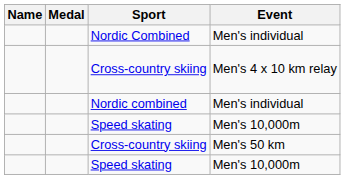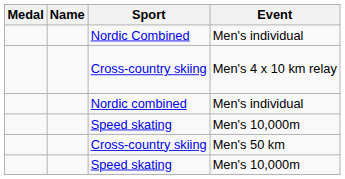columns swapped: (67, 15) <-> (25, 15)
